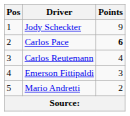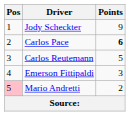(121, 58) 4 -> (121, 58) 5
(9, 88) no background -> (9, 88) pink background
